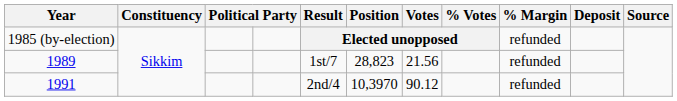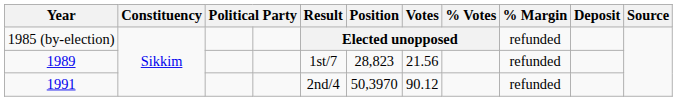(374, 84) 10,3970 -> (374, 84) 50,3970
